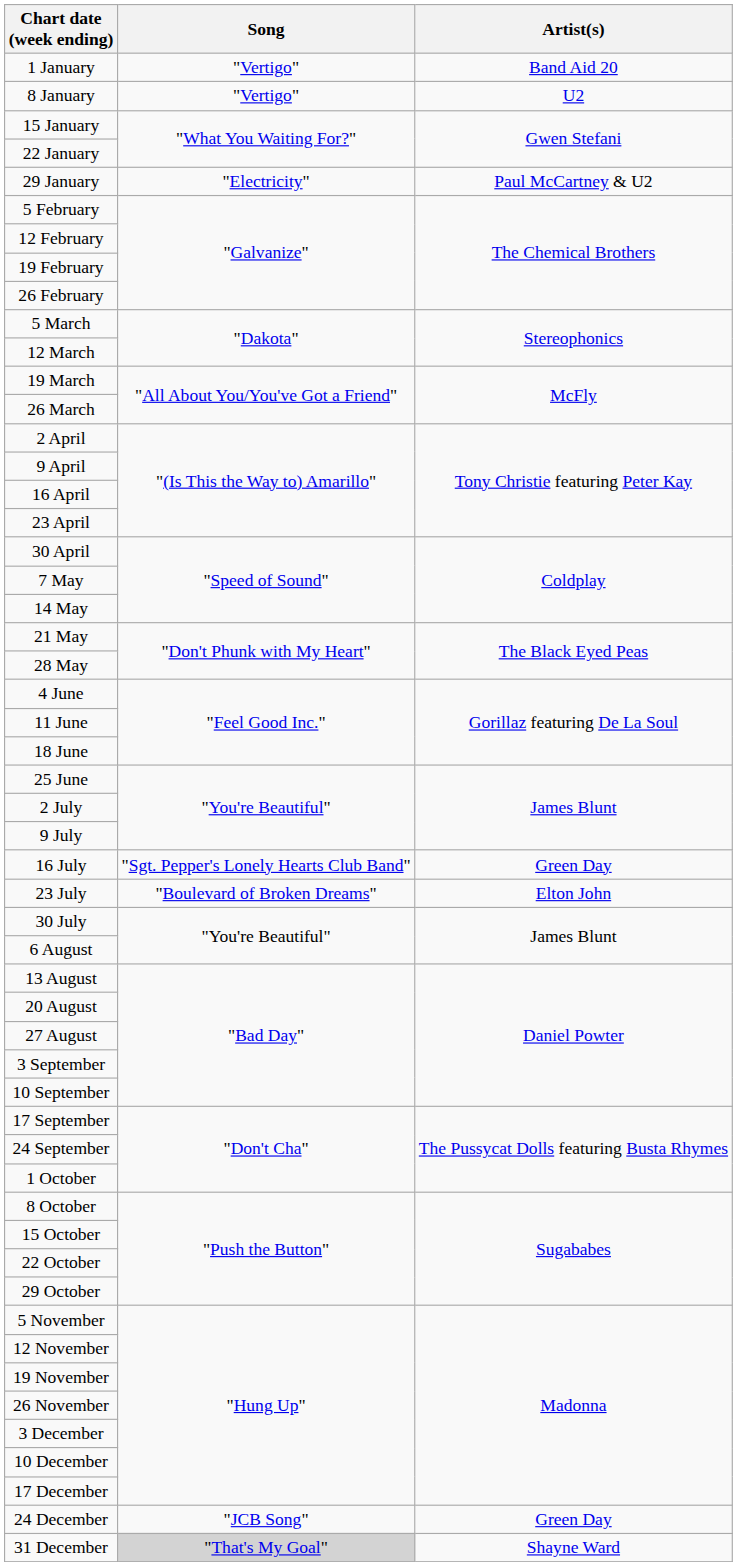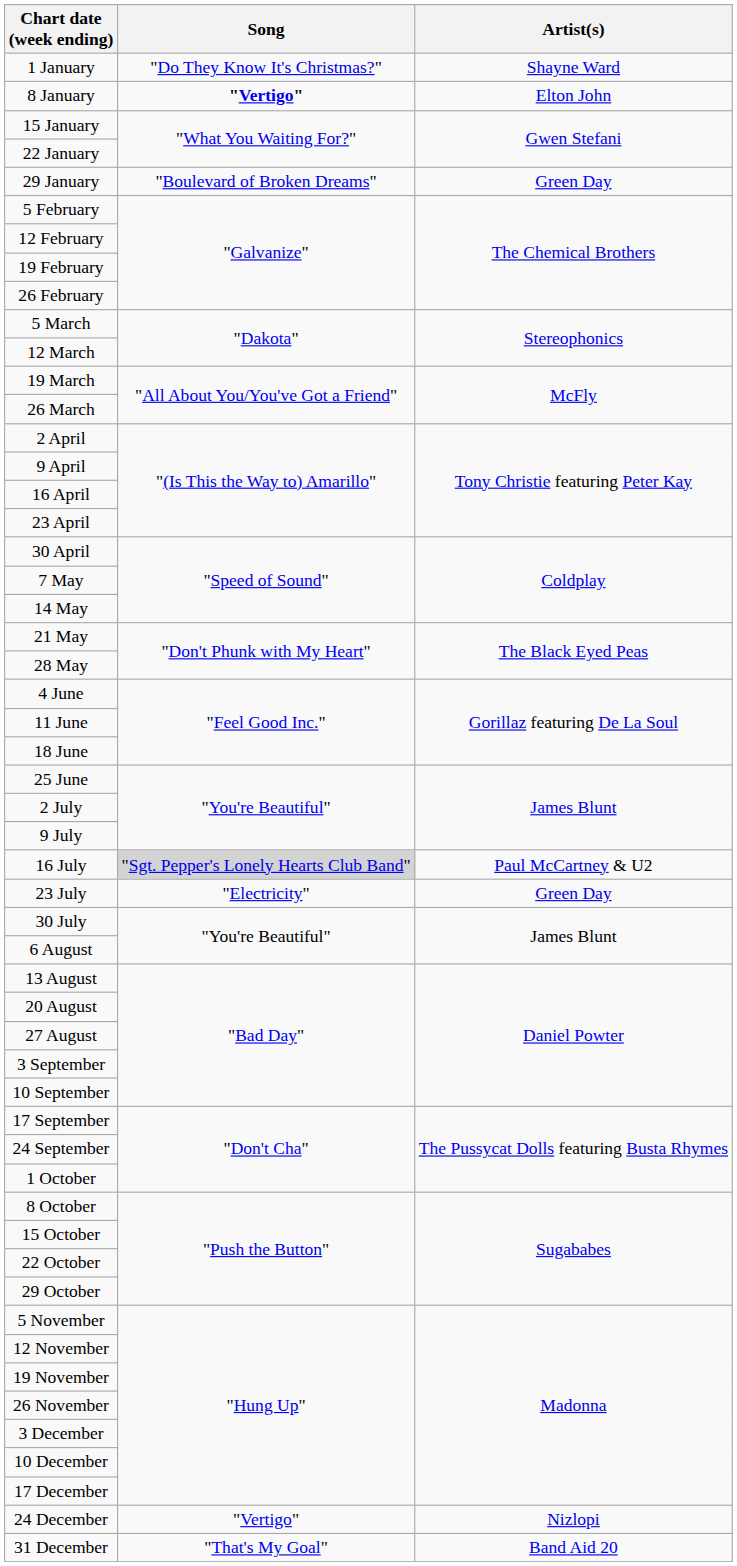(266, 67) "Vertigo" -> (266, 67) "Do They Know It's Christmas?"
(573, 67) Band Aid 20 -> (573, 67) Shayne Ward
(266, 95) normal -> (266, 95) bold
(573, 95) U2 -> (573, 95) Elton John
(266, 180) "Electricity" -> (266, 180) "Boulevard of Broken Dreams"
(573, 180) Paul McCartney & U2 -> (573, 180) Green Day
(266, 863) no background -> (266, 863) lightgrey background
(573, 863) Green Day -> (573, 863) Paul McCartney & U2
(266, 892) "Boulevard of Broken Dreams" -> (266, 892) "Electricity"
(573, 892) Elton John -> (573, 892) Green Day
(266, 1518) "JCB Song" -> (266, 1518) "Vertigo"
(573, 1518) Green Day -> (573, 1518) Nizlopi
(266, 1547) lightgrey background -> (266, 1547) no background
(573, 1547) Shayne Ward -> (573, 1547) Band Aid 20
